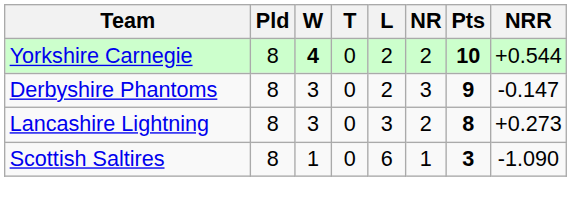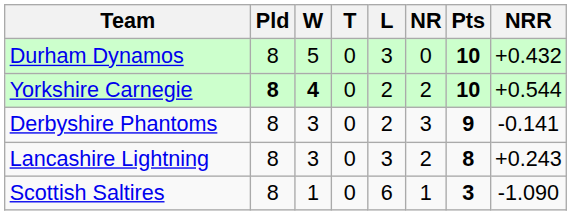+ row: (97, 55)
(273, 55) normal -> (273, 90) bold
(528, 90) -0.147 -> (528, 124) -0.141
(528, 124) +0.273 -> (528, 158) +0.243
